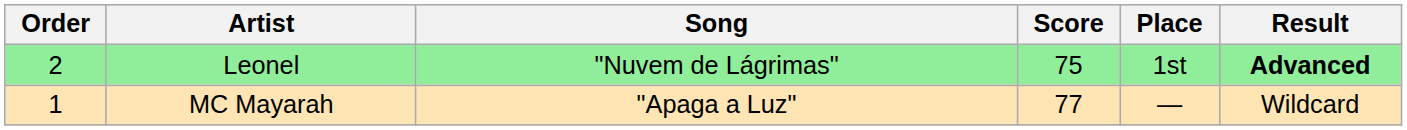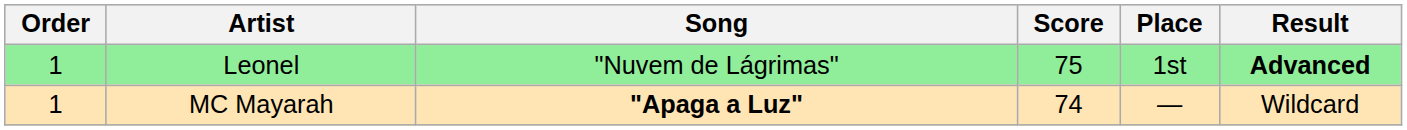(56, 64) 2 -> (56, 64) 1
(717, 104) normal -> (717, 104) bold
(1069, 104) 77 -> (1069, 104) 74
